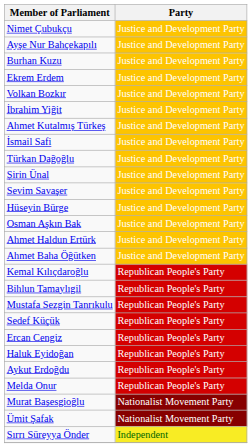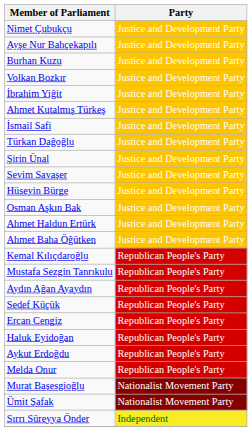- row: (35, 77)
- row: (44, 288)
+ row: (49, 288)
